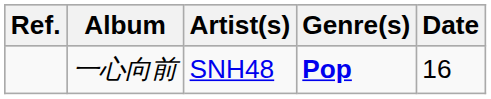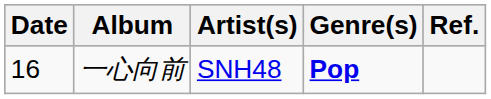columns swapped: (451, 25) <-> (36, 25)
